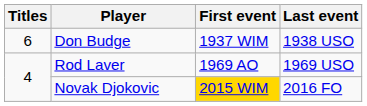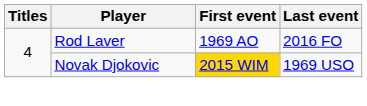- row: (92, 40)
(319, 64) 1969 USO -> (313, 40) 2016 FO
(313, 88) 2016 FO -> (319, 64) 1969 USO
